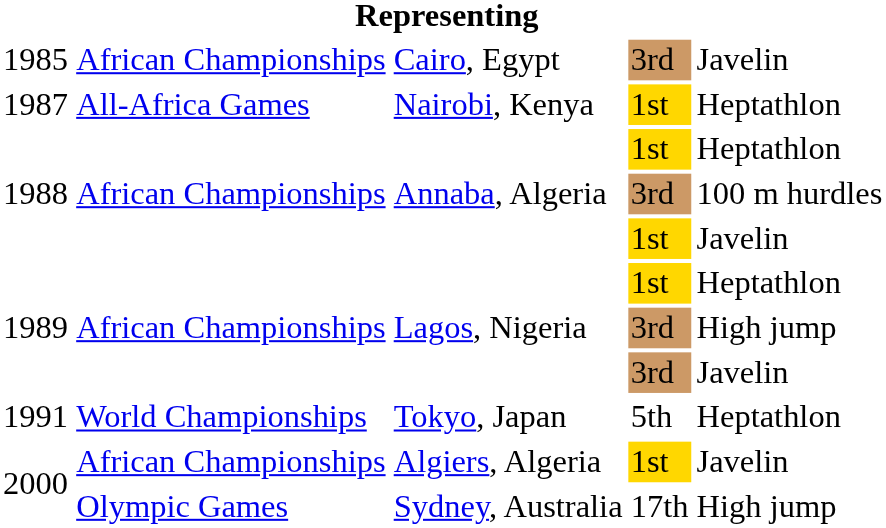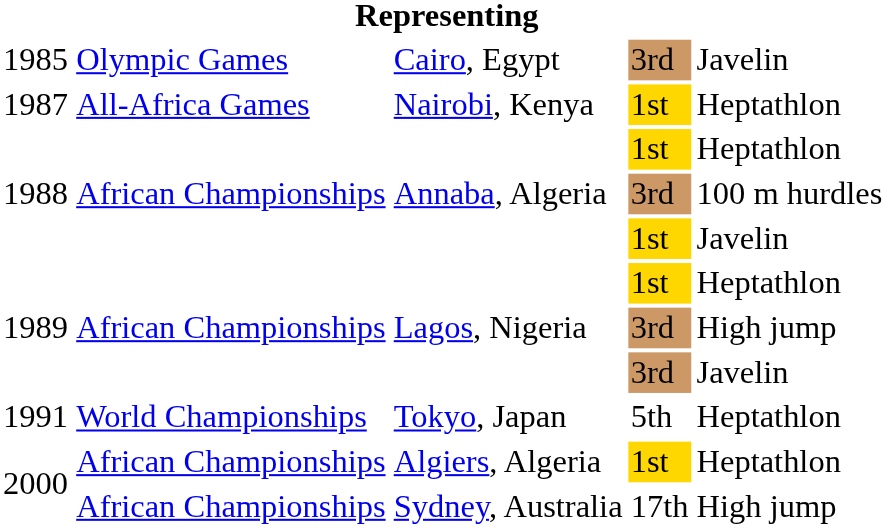(231, 59) African Championships -> (182, 59) Olympic Games
(743, 461) Javelin -> (769, 461) Heptathlon
(182, 506) Olympic Games -> (231, 506) African Championships
